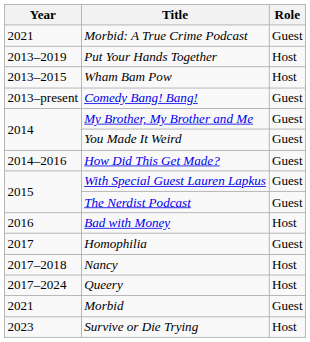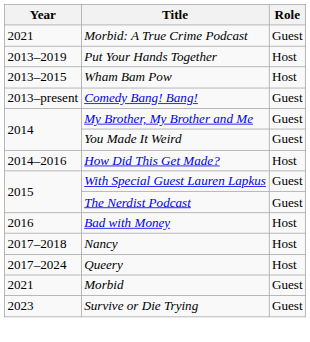(287, 160) Guest -> (284, 160) Host
- row: (116, 243)
(284, 327) Host -> (287, 306) Guest
